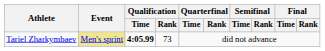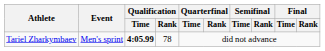(102, 39) khaki background -> (102, 39) no background
(167, 39) 73 -> (167, 39) 78
